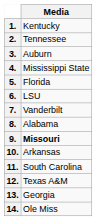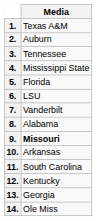(41, 26) Kentucky -> (45, 26) Texas A&M
(45, 40) Tennessee -> (37, 40) Auburn
(37, 54) Auburn -> (45, 54) Tennessee
(45, 181) Texas A&M -> (41, 181) Kentucky
